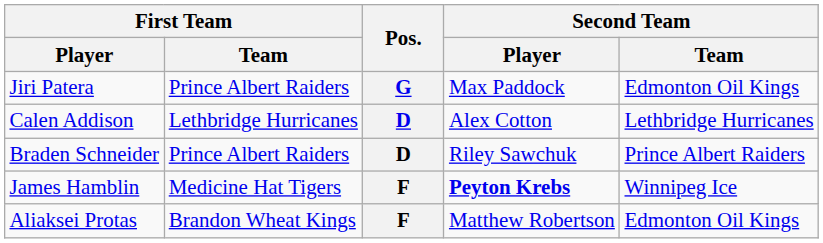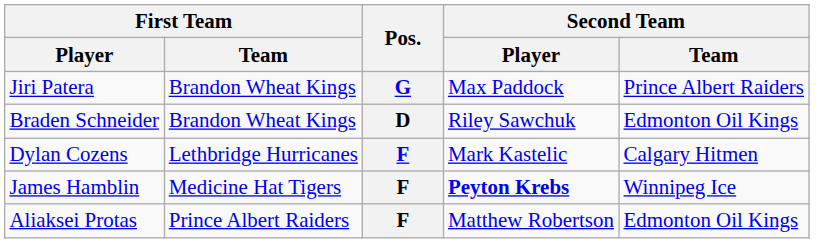(259, 87) Prince Albert Raiders -> (262, 87) Brandon Wheat Kings
(712, 87) Edmonton Oil Kings -> (714, 87) Prince Albert Raiders
- row: (71, 120)
(259, 154) Prince Albert Raiders -> (262, 120) Brandon Wheat Kings
(715, 154) Prince Albert Raiders -> (711, 120) Edmonton Oil Kings
+ row: (69, 154)
(262, 220) Brandon Wheat Kings -> (259, 220) Prince Albert Raiders
